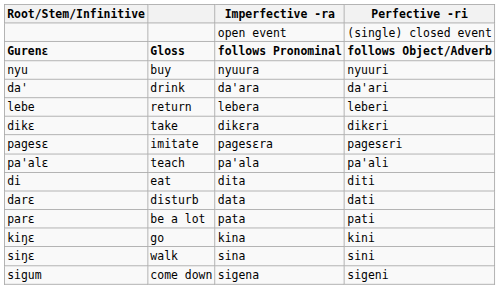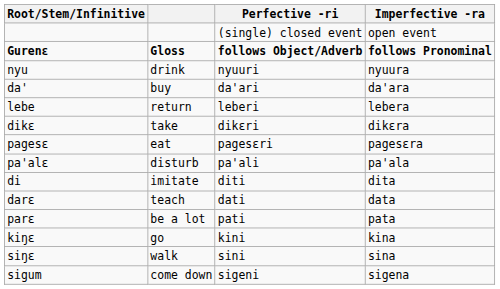columns swapped: (420, 14) <-> (280, 14)
(161, 70) buy -> (168, 70) drink
(168, 88) drink -> (161, 88) buy
(174, 144) imitate -> (161, 144) eat
(168, 163) teach -> (174, 163) disturb
(161, 182) eat -> (174, 182) imitate
(174, 200) disturb -> (168, 200) teach
